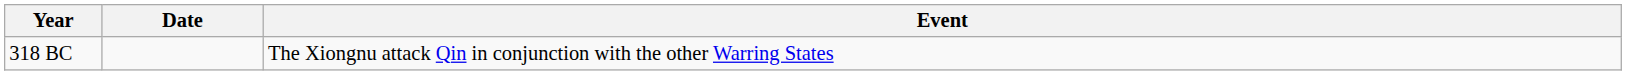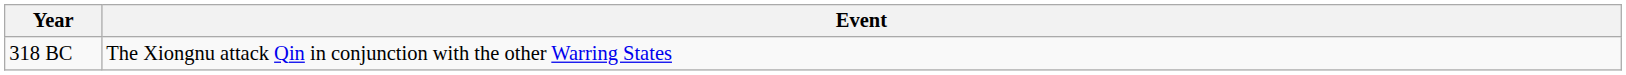- column: (182, 20)
